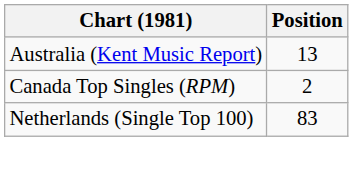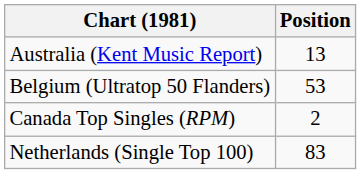+ row: (140, 86)
